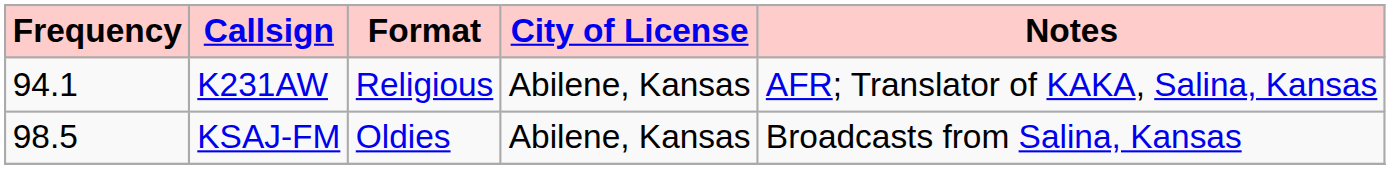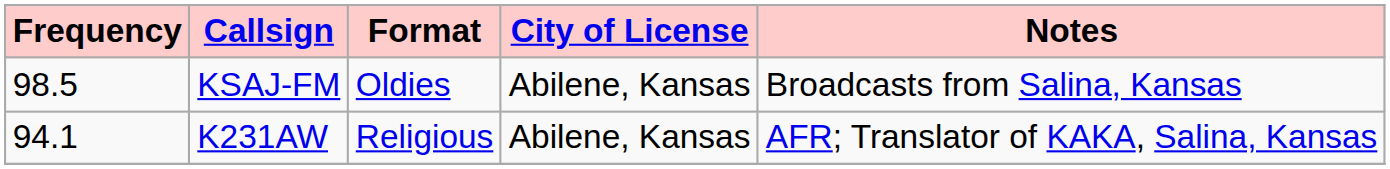rows swapped: (263, 84) <-> (269, 137)
